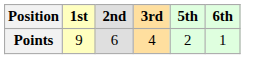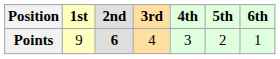+ column: (188, 16)
(114, 40) normal -> (114, 40) bold
